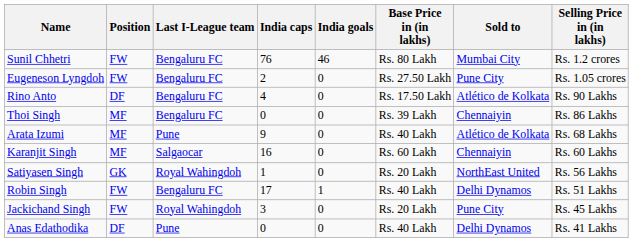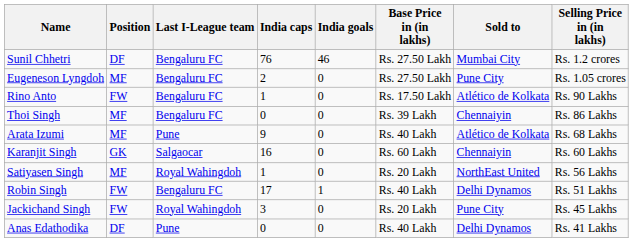(118, 59) FW -> (117, 59) DF
(408, 59) Rs. 80 Lakh -> (415, 59) Rs. 27.50 Lakh
(118, 78) FW -> (118, 78) MF
(117, 96) DF -> (118, 96) FW
(263, 96) 4 -> (263, 96) 1
(118, 153) MF -> (118, 153) GK
(118, 171) GK -> (118, 171) MF
